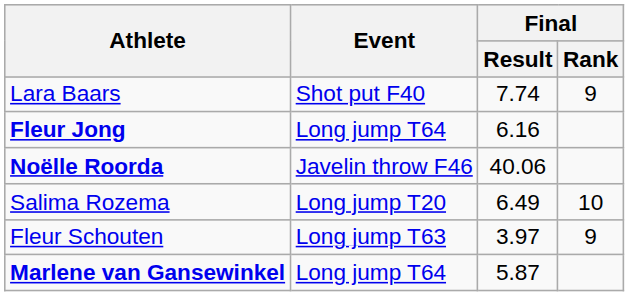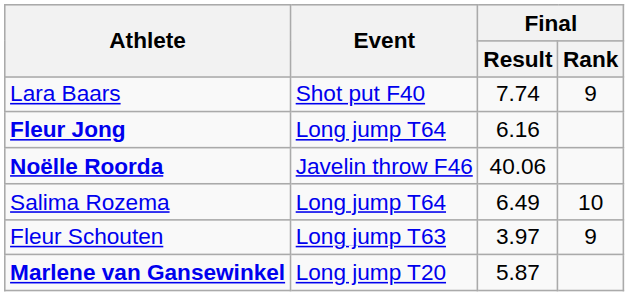(371, 202) Long jump T20 -> (371, 202) Long jump T64
(371, 273) Long jump T64 -> (371, 273) Long jump T20
